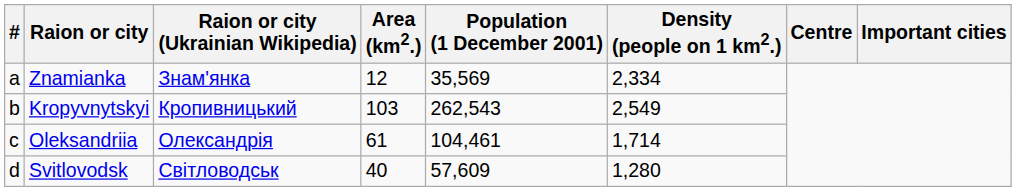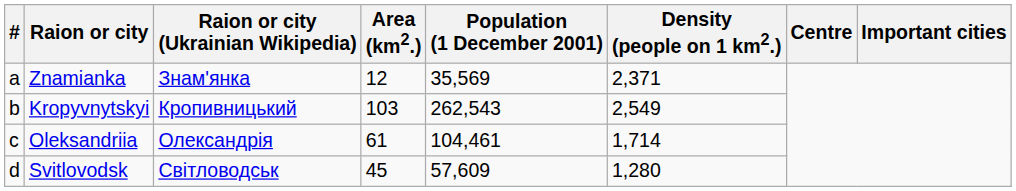(636, 78) 2,334 -> (636, 78) 2,371
(377, 171) 40 -> (377, 171) 45
